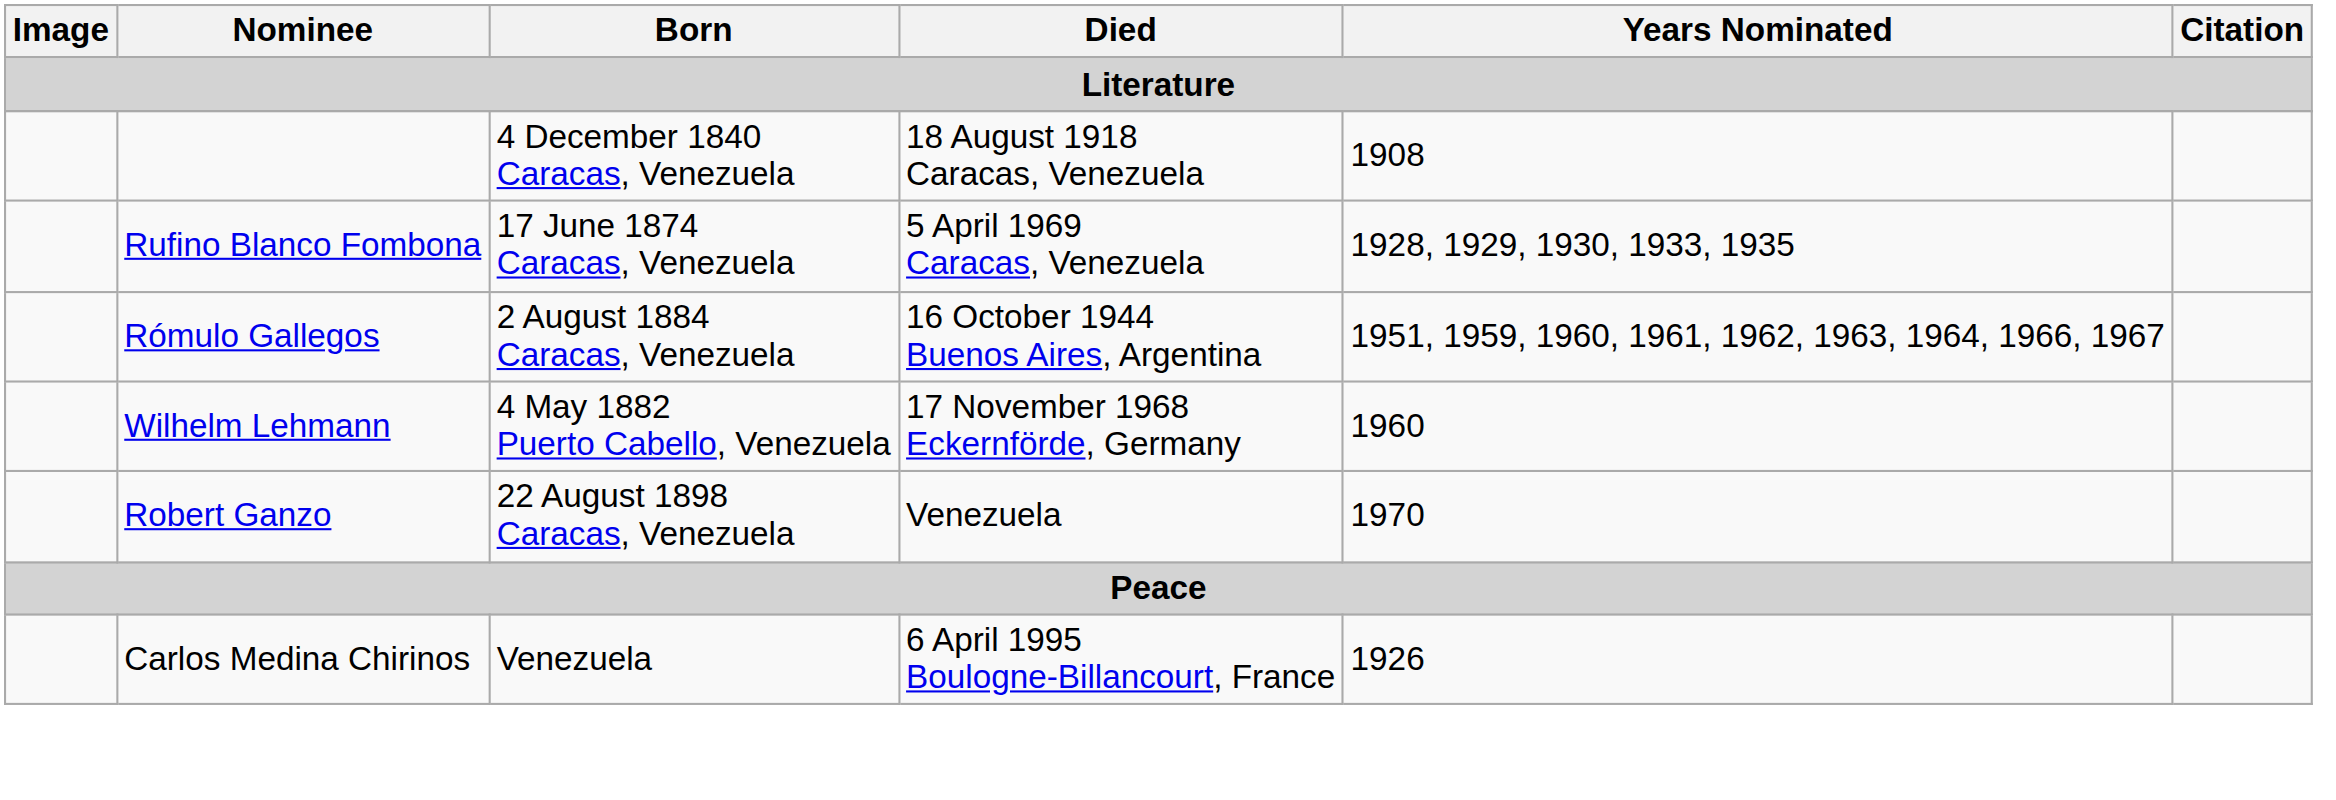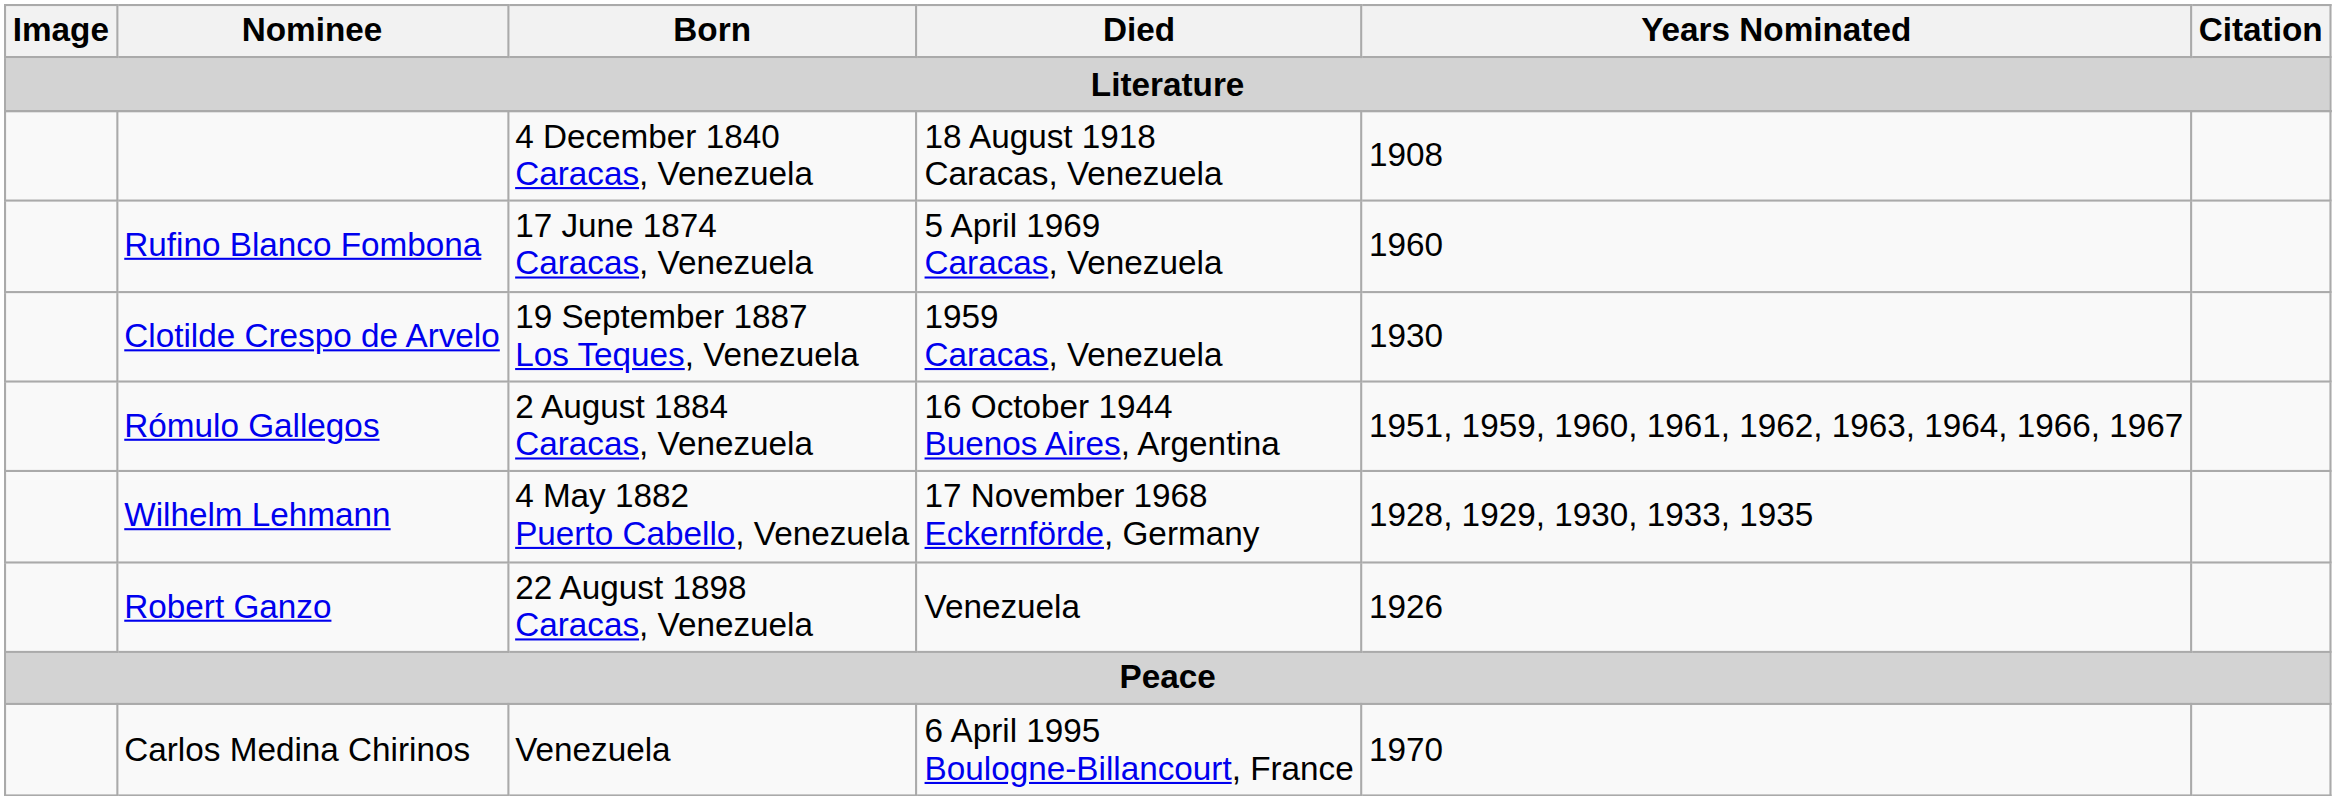(1573, 245) 1928, 1929, 1930, 1933, 1935 -> (1406, 245) 1960
+ row: (312, 335)
(1388, 425) 1960 -> (1591, 516) 1928, 1929, 1930, 1933, 1935
(1388, 516) 1970 -> (1406, 606) 1926
(1388, 659) 1926 -> (1406, 749) 1970
